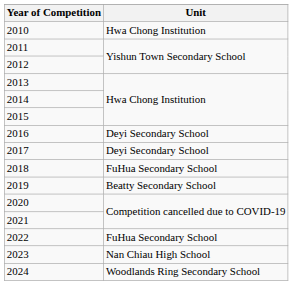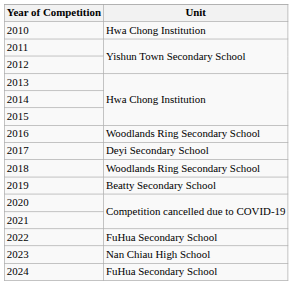(157, 133) Deyi Secondary School -> (183, 133) Woodlands Ring Secondary School
(162, 168) FuHua Secondary School -> (183, 168) Woodlands Ring Secondary School
(183, 271) Woodlands Ring Secondary School -> (162, 271) FuHua Secondary School
